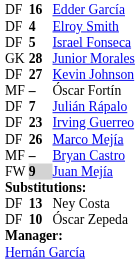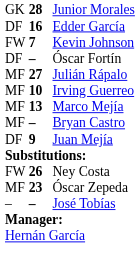rows swapped: (94, 58) <-> (89, 10)
- row: (86, 26)
- row: (92, 42)
(14, 74) DF -> (15, 42) FW
(36, 74) 27 -> (32, 42) 7
(15, 90) MF -> (14, 58) DF
(14, 106) DF -> (15, 74) MF
(32, 106) 7 -> (36, 74) 27
(14, 123) DF -> (15, 90) MF
(36, 123) 23 -> (36, 90) 10
(14, 139) DF -> (15, 106) MF
(36, 139) 26 -> (36, 106) 13
(15, 171) FW -> (14, 139) DF
(32, 171) lightgrey background -> (32, 139) no background
(14, 203) DF -> (15, 171) FW
(36, 203) 13 -> (36, 171) 26
(14, 220) DF -> (15, 187) MF
(36, 220) 10 -> (36, 187) 23
+ row: (84, 203)
